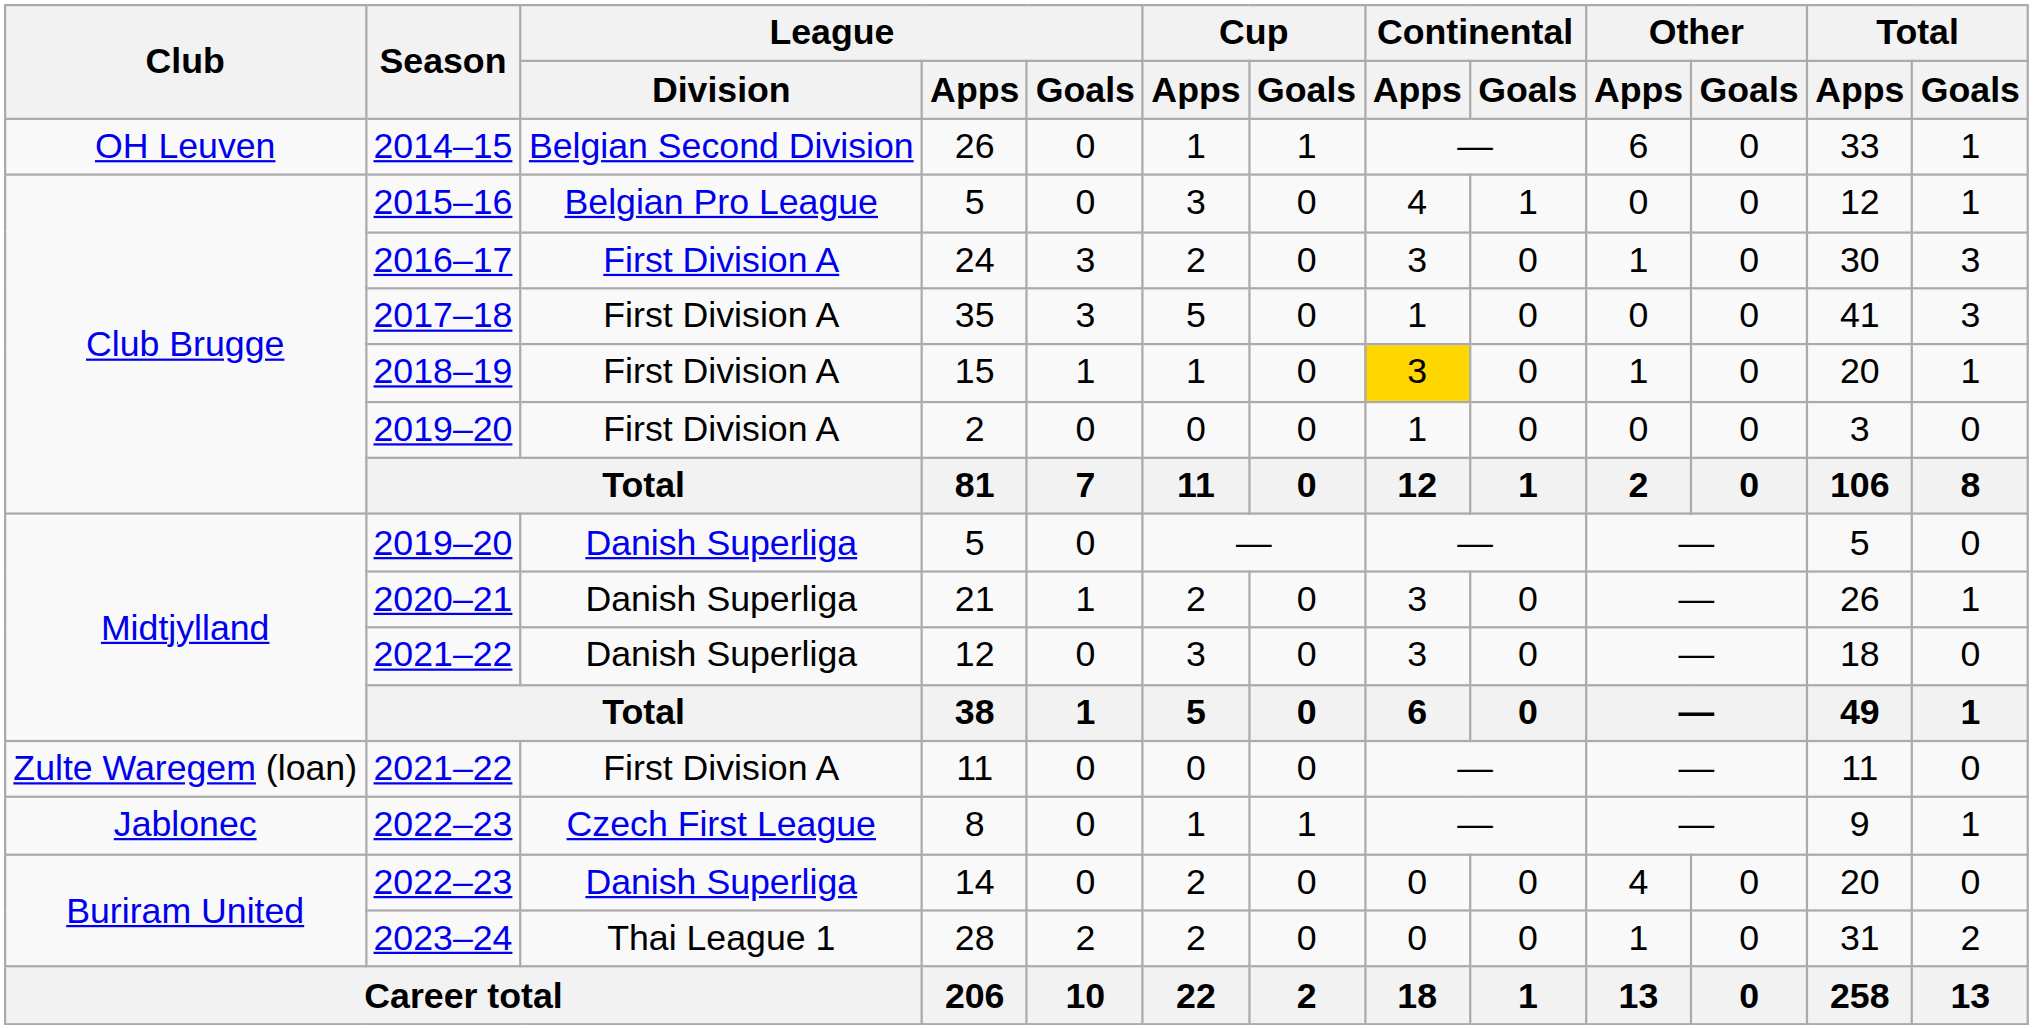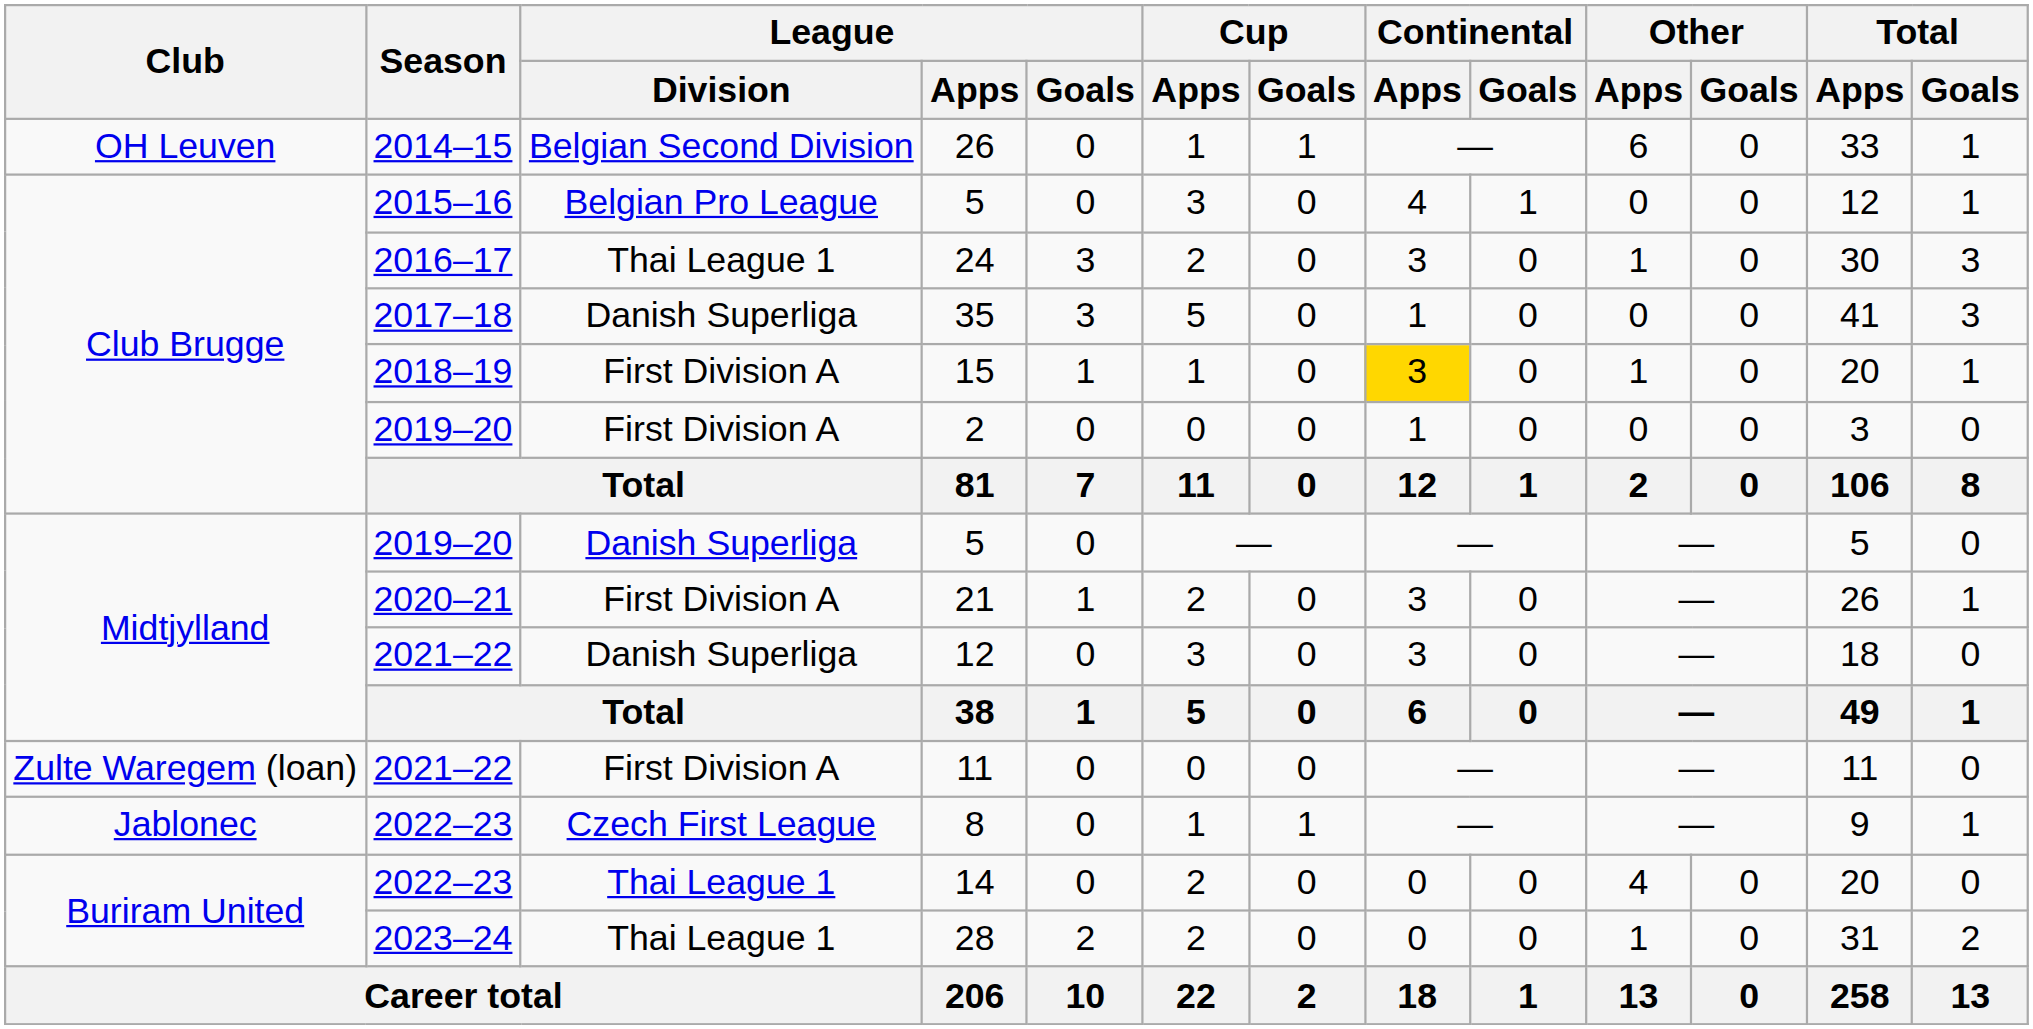(721, 259) First Division A -> (721, 259) Thai League 1
(721, 315) First Division A -> (721, 315) Danish Superliga
(721, 598) Danish Superliga -> (721, 598) First Division A
(721, 881) Danish Superliga -> (721, 881) Thai League 1
